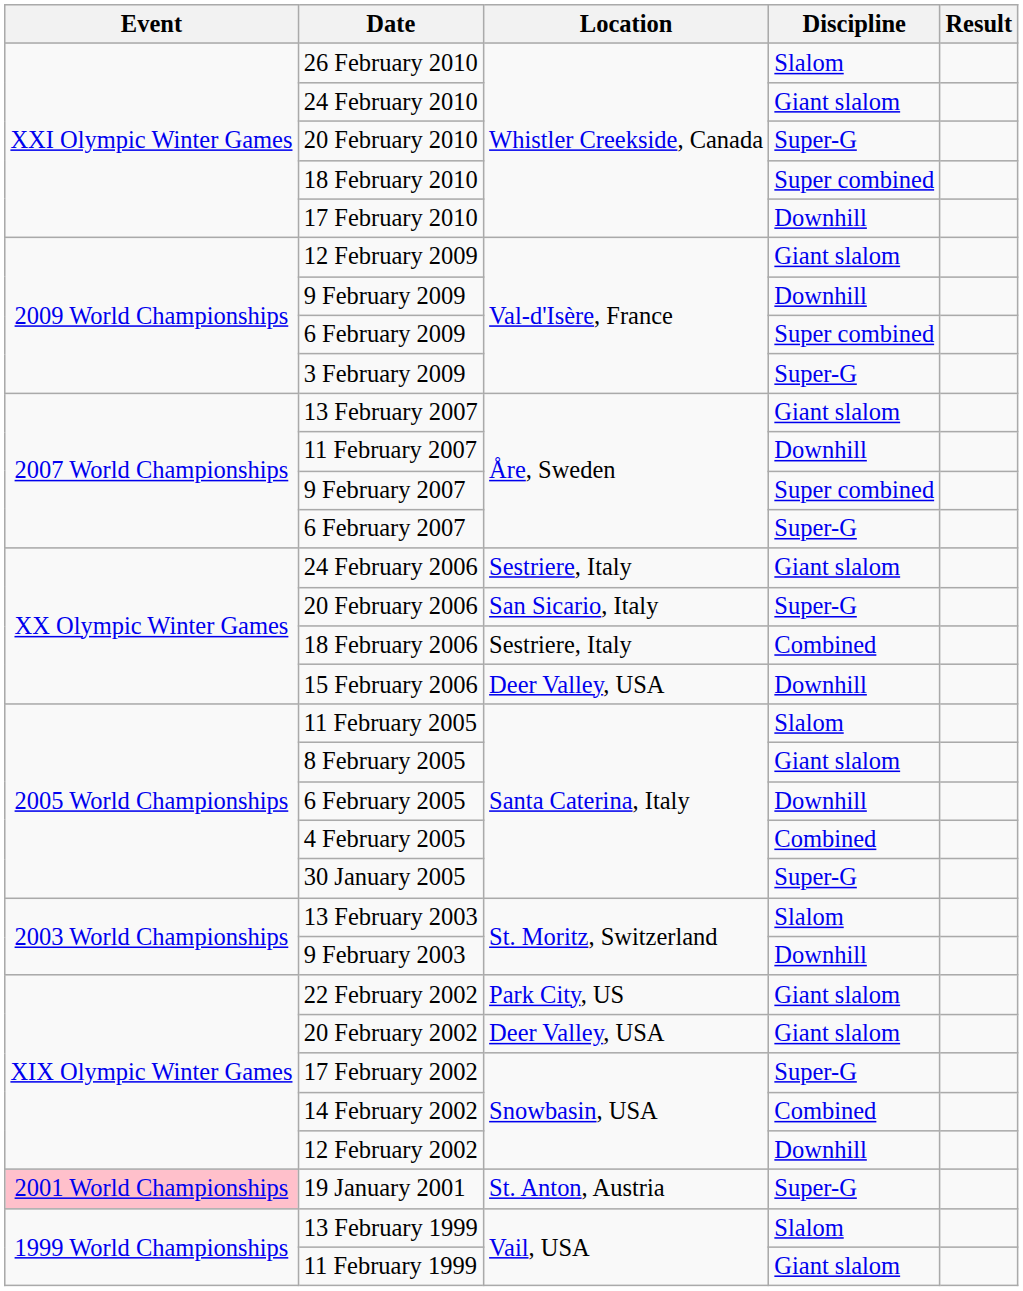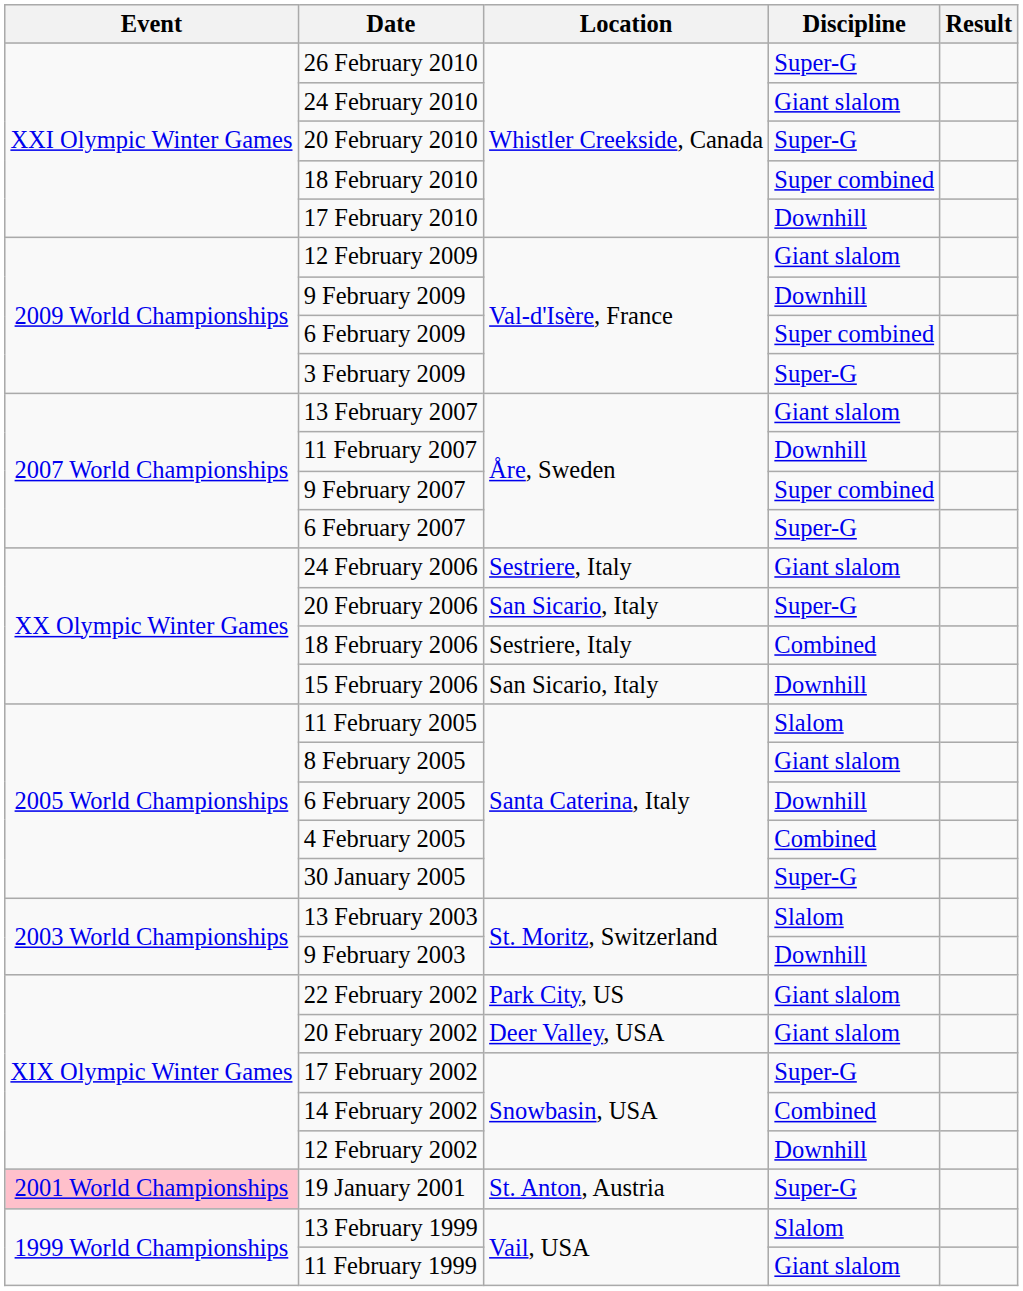(809, 62) Slalom -> (816, 62) Super-G
(577, 683) Deer Valley, USA -> (574, 683) San Sicario, Italy
